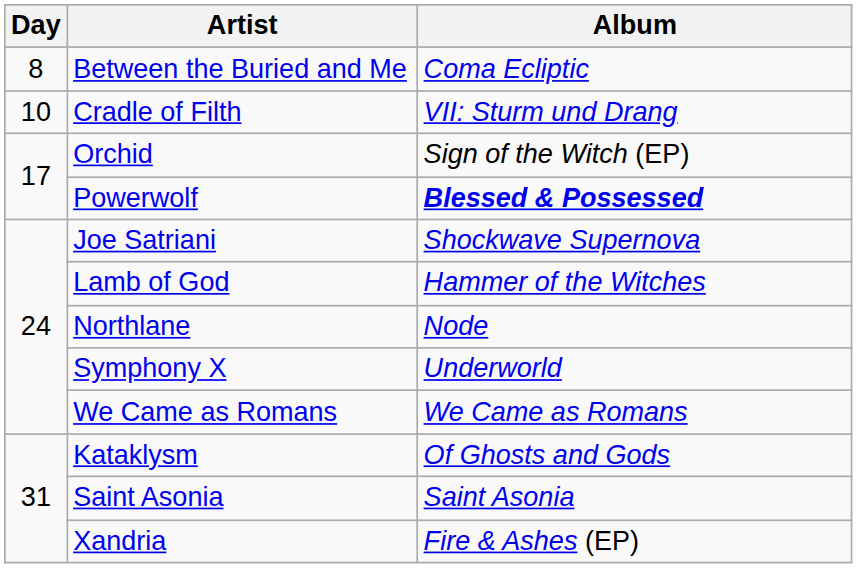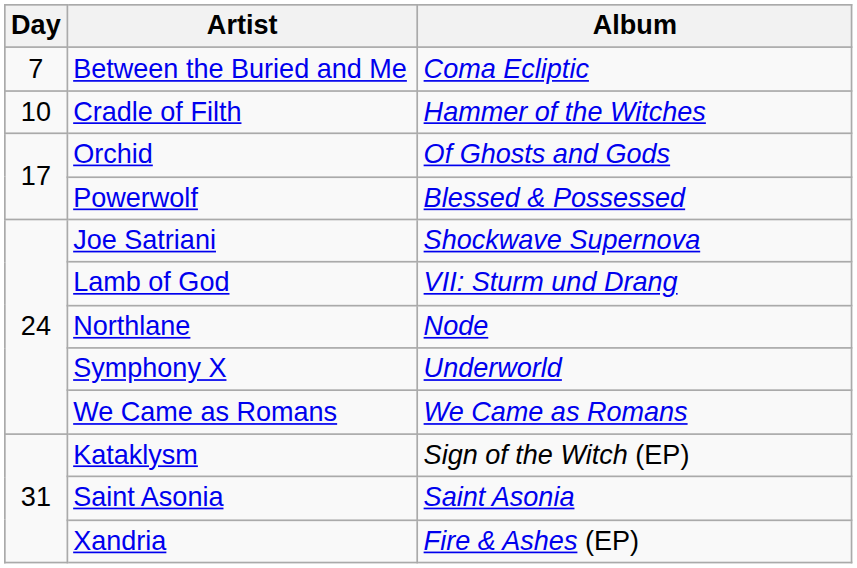(36, 68) 8 -> (36, 68) 7
(551, 111) VII: Sturm und Drang -> (565, 111) Hammer of the Witches
(557, 154) Sign of the Witch (EP) -> (547, 154) Of Ghosts and Gods
(563, 197) bold -> (554, 197) normal
(565, 283) Hammer of the Witches -> (551, 283) VII: Sturm und Drang
(547, 454) Of Ghosts and Gods -> (557, 454) Sign of the Witch (EP)
